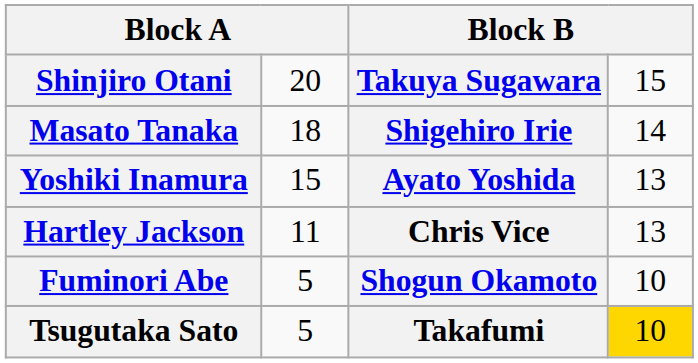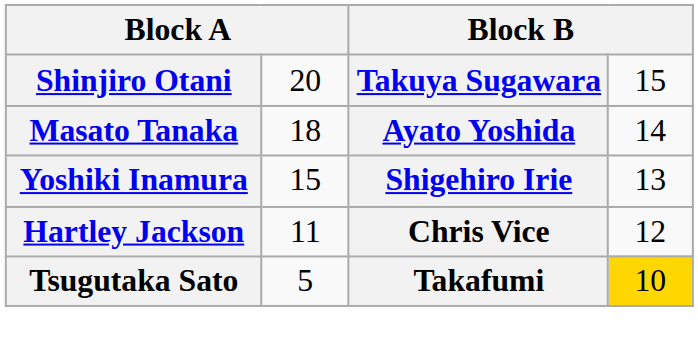(479, 130) Shigehiro Irie -> (479, 130) Ayato Yoshida
(479, 180) Ayato Yoshida -> (479, 180) Shigehiro Irie
(650, 230) 13 -> (650, 230) 12
- row: (134, 280)
